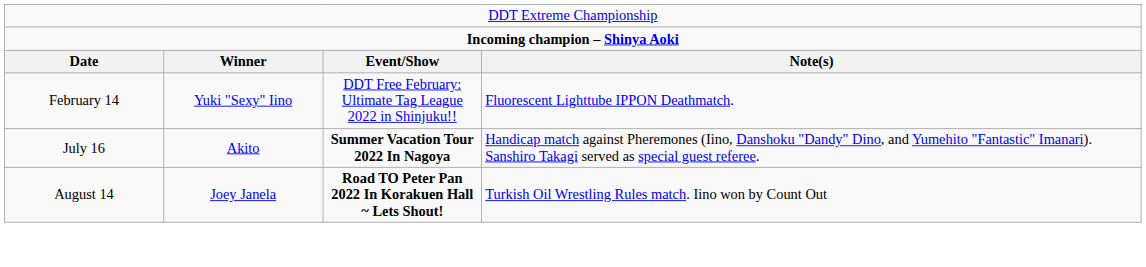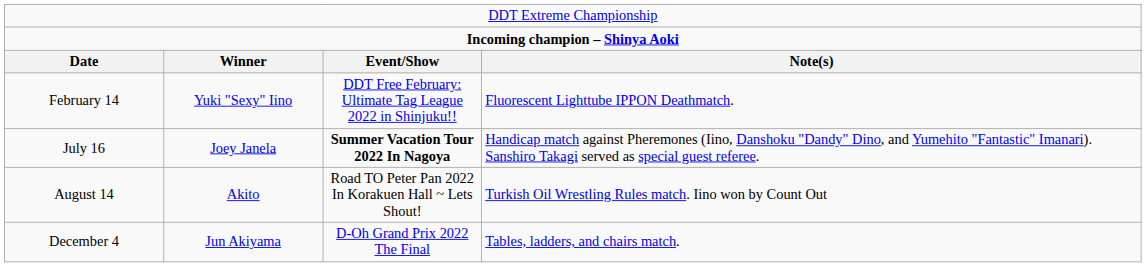(243, 147) Akito -> (243, 147) Joey Janela
(243, 194) Joey Janela -> (243, 194) Akito
(402, 194) bold -> (402, 194) normal
+ row: (84, 242)
